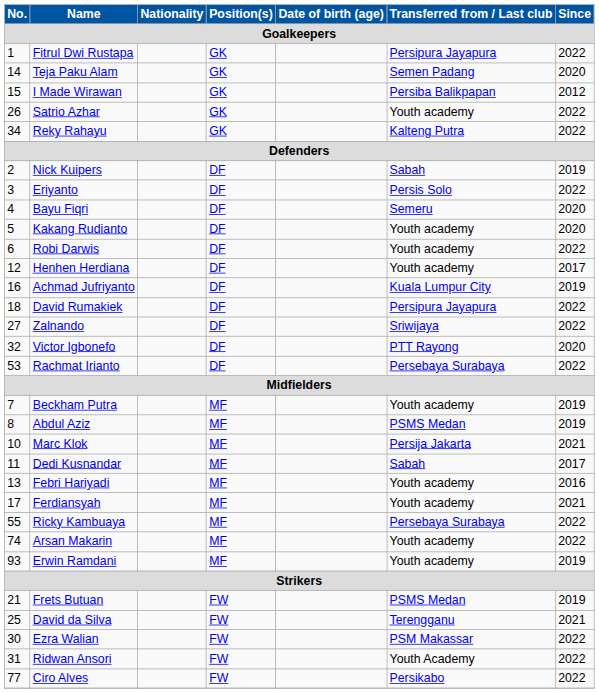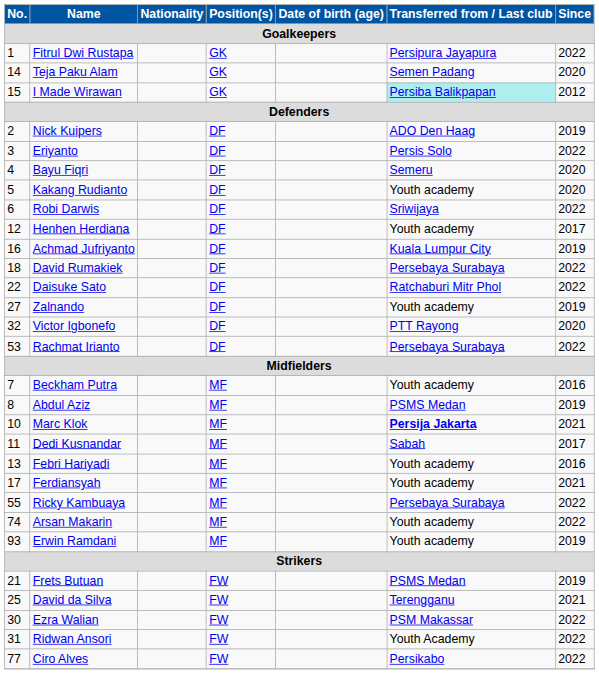(443, 92) no background -> (443, 92) paleturquoise background
- row: (66, 111)
- row: (70, 131)
(407, 170) Sabah -> (432, 131) ADO Den Haag
(432, 248) Youth academy -> (414, 209) Sriwijaya
(443, 307) Persipura Jayapura -> (447, 268) Persebaya Surabaya
+ row: (69, 287)
(414, 326) Sriwijaya -> (432, 307) Youth academy
(572, 326) 2022 -> (572, 307) 2019
(572, 405) 2019 -> (572, 385) 2016
(430, 444) normal -> (433, 424) bold
